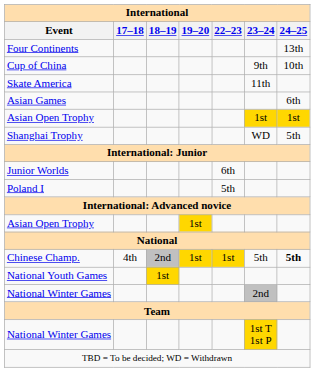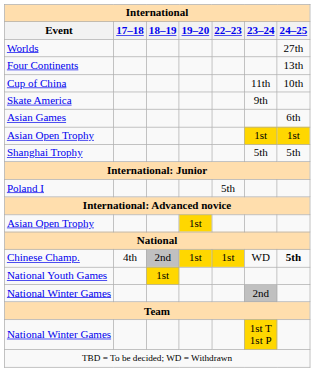+ row: (23, 48)
(261, 65) 9th -> (261, 83) 11th
(261, 83) 11th -> (261, 100) 9th
(261, 135) WD -> (261, 153) 5th
- row: (38, 170)
(261, 258) 5th -> (261, 258) WD
